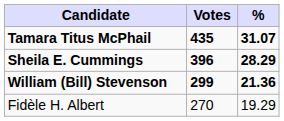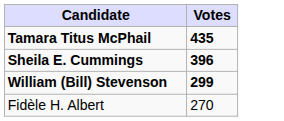- column: (258, 15)
